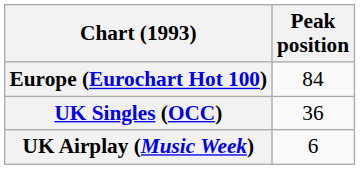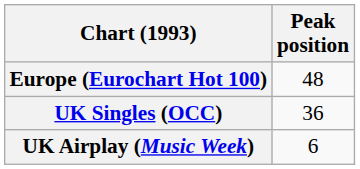(313, 79) 84 -> (313, 79) 48
